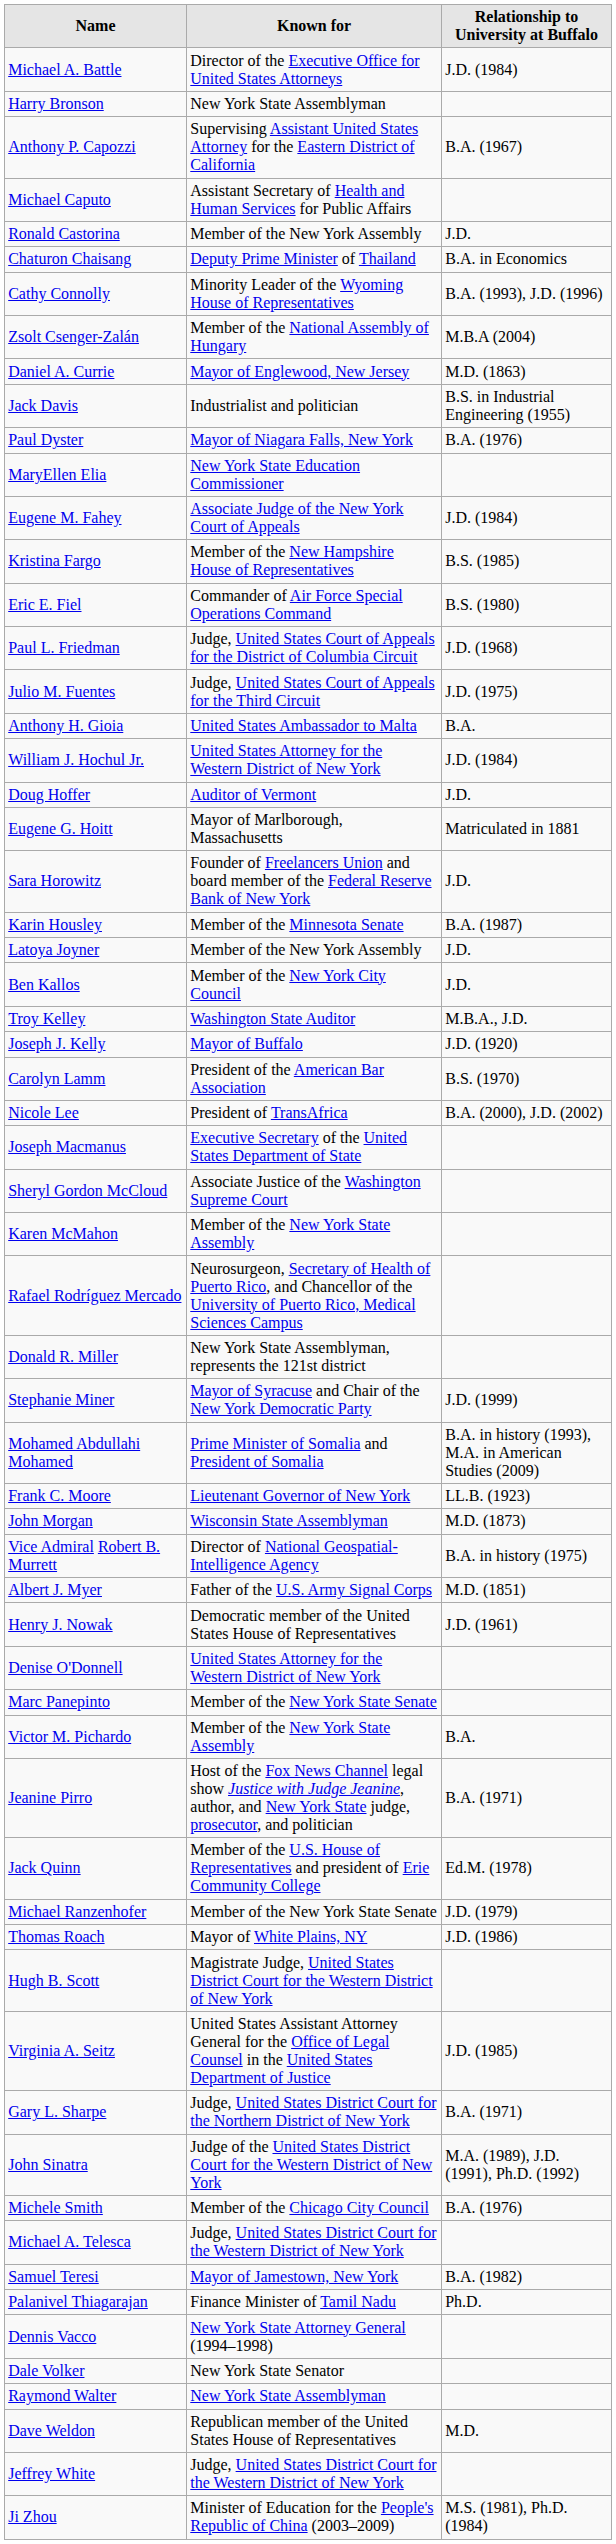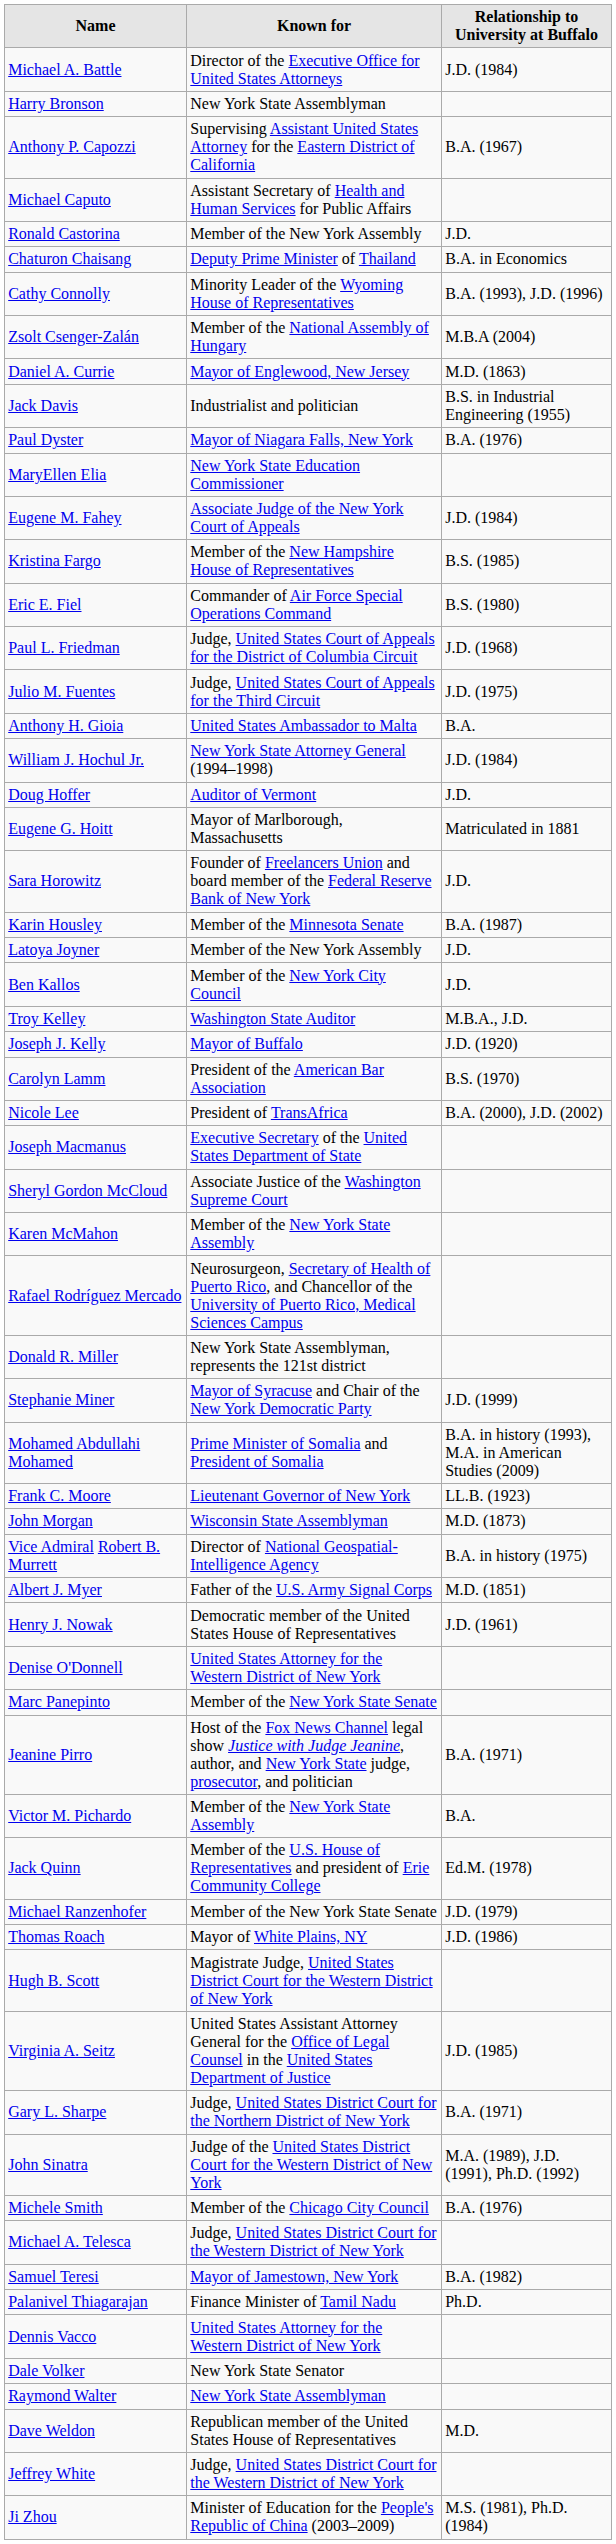(286, 760) United States Attorney for the Western District of New York -> (298, 760) New York State Attorney General (1994–1998)
rows swapped: (70, 1736) <-> (50, 1798)
(298, 2336) New York State Attorney General (1994–1998) -> (286, 2336) United States Attorney for the Western District of New York
